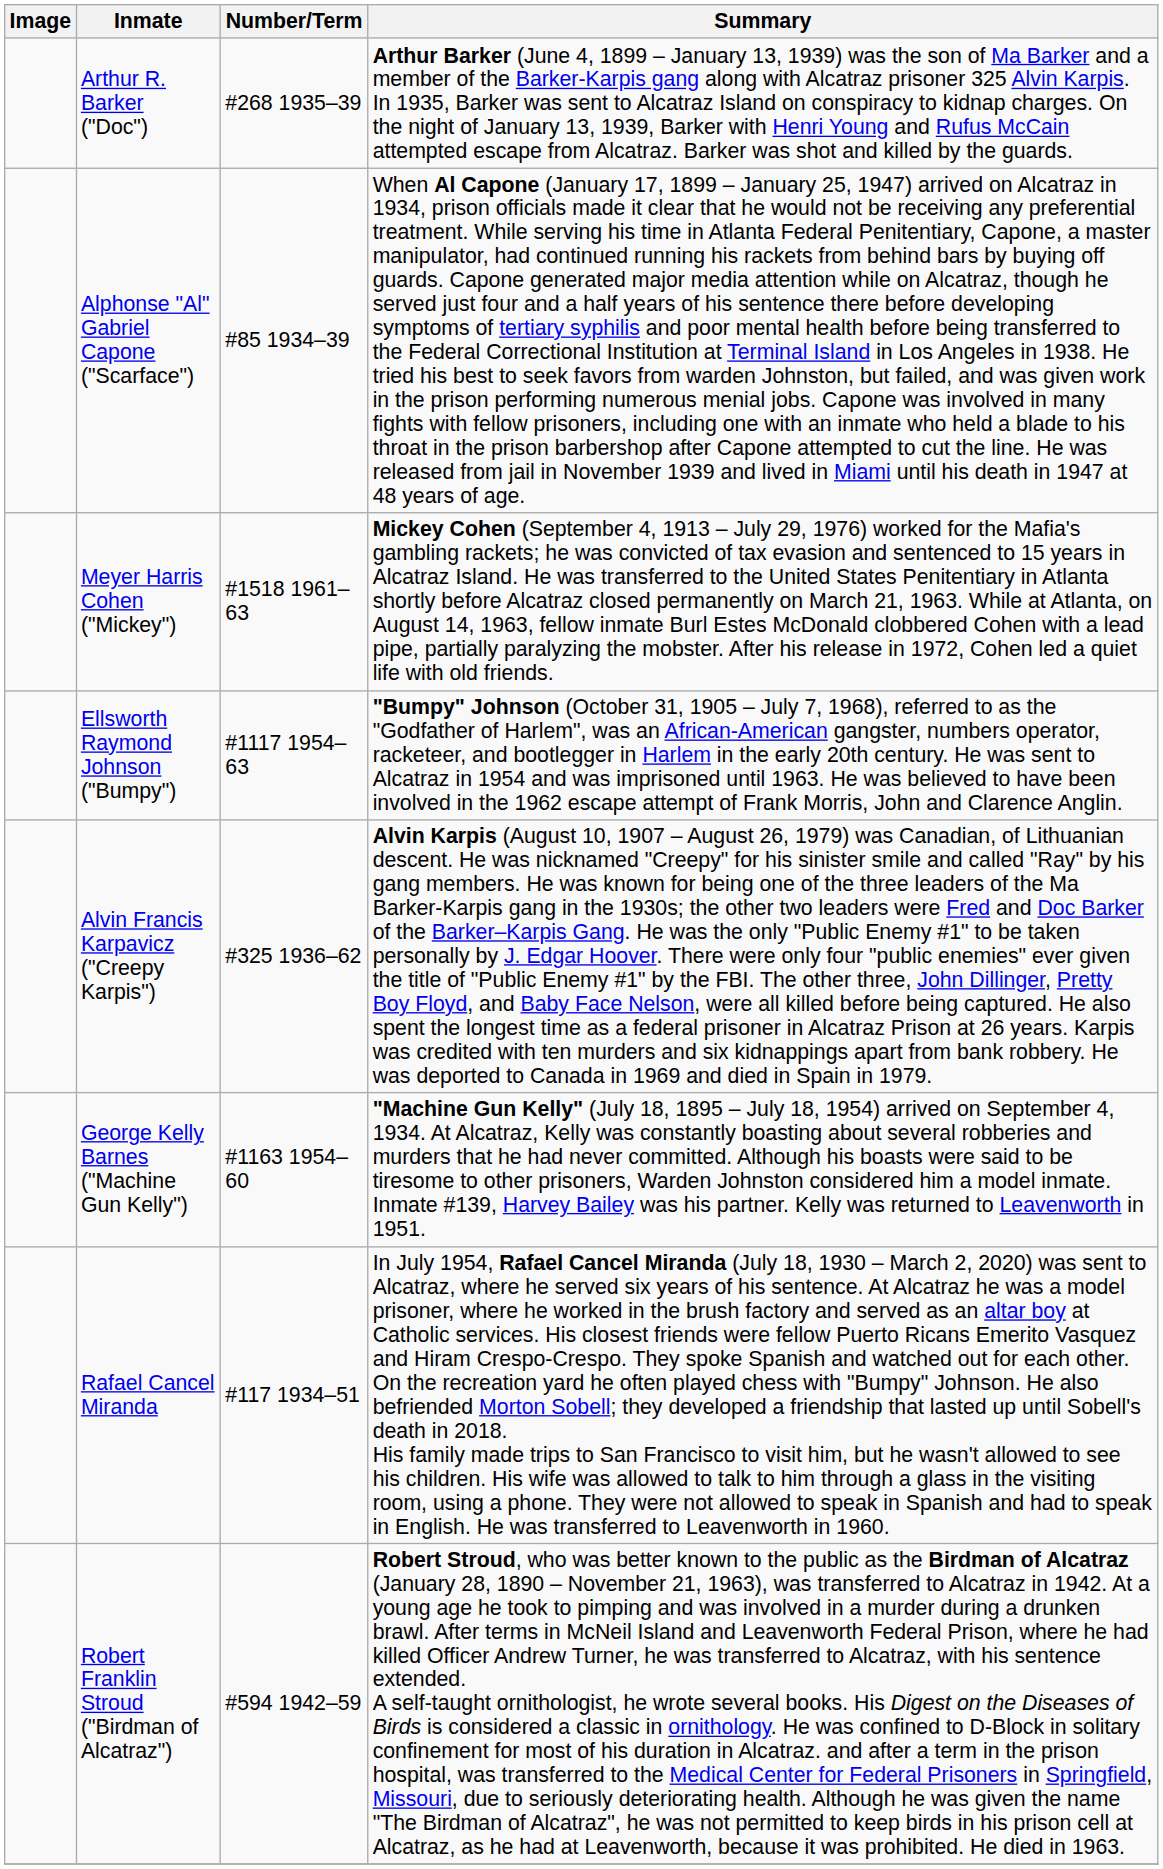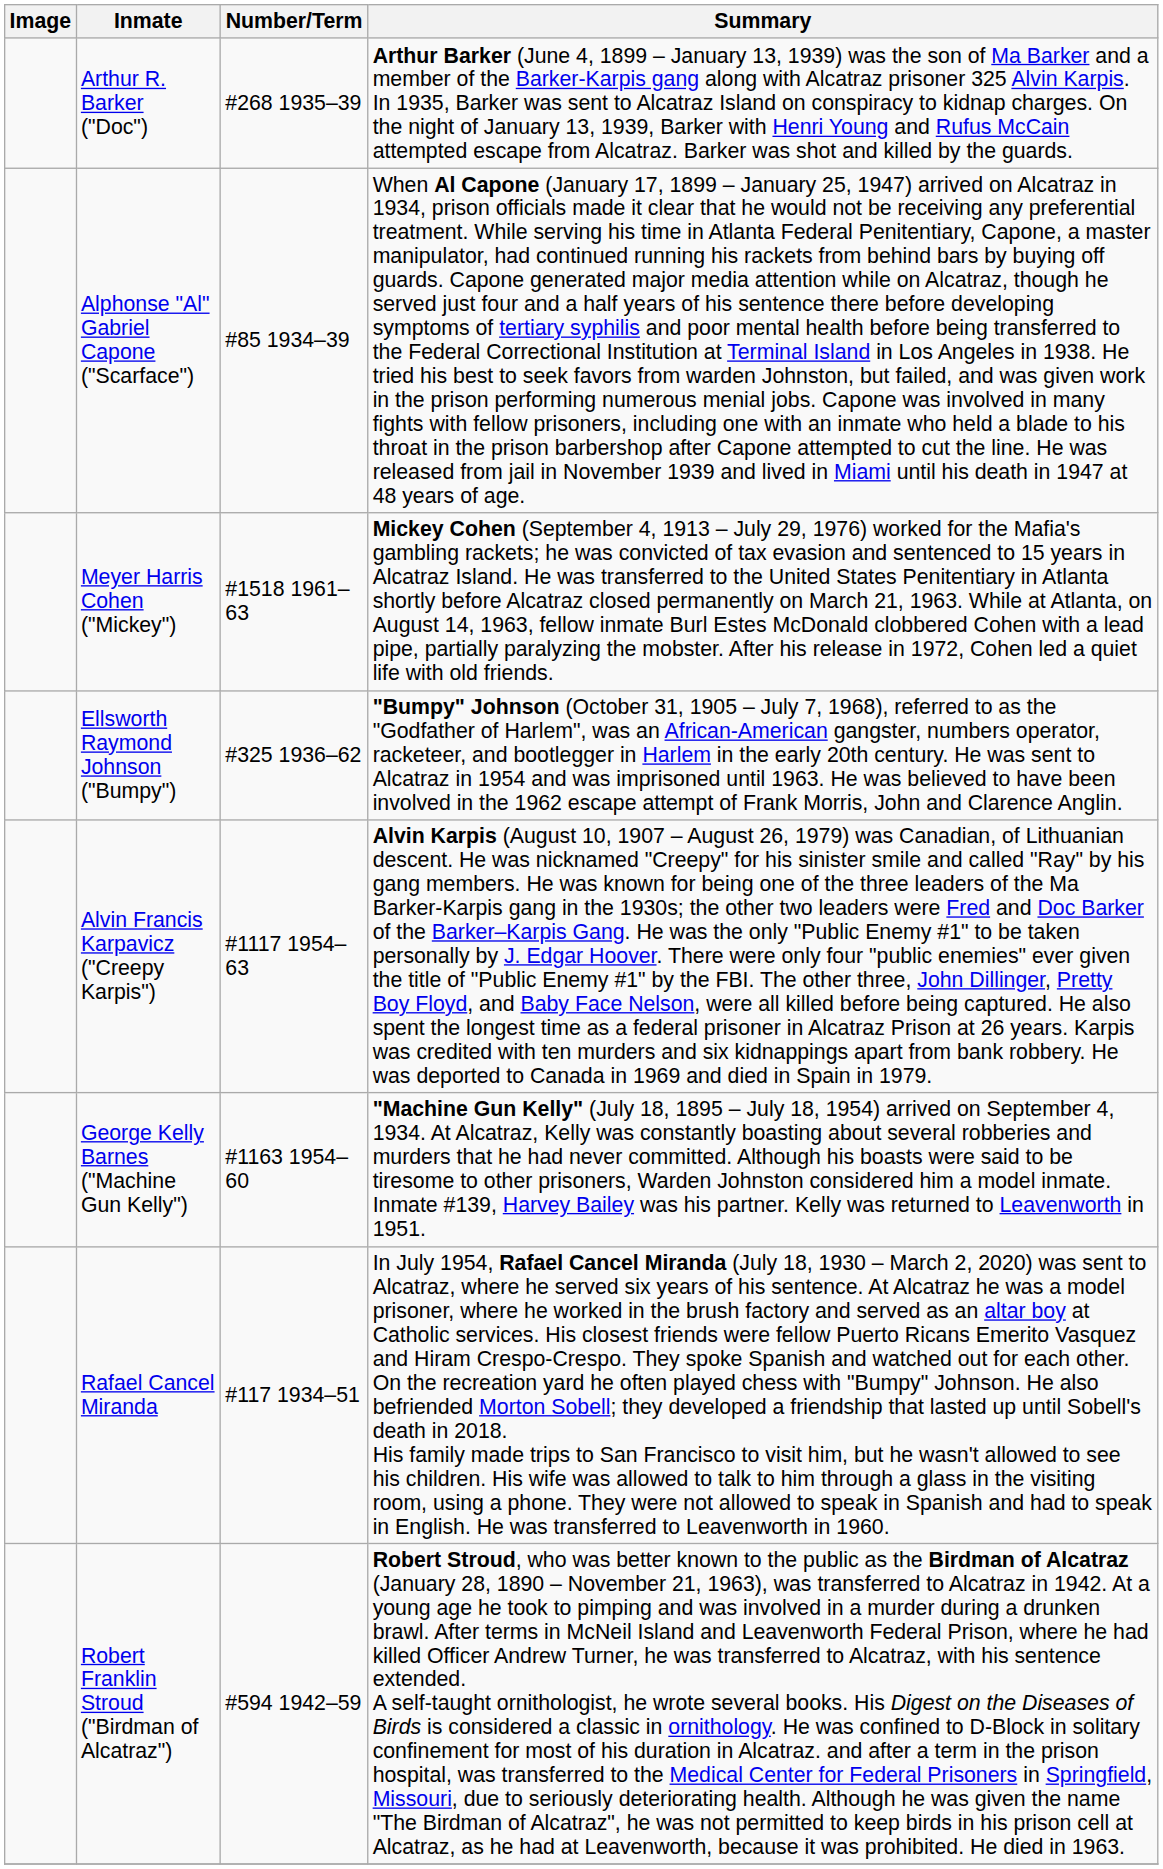(286, 754) #1117 1954–63 -> (293, 754) #325 1936–62
(293, 956) #325 1936–62 -> (286, 956) #1117 1954–63
